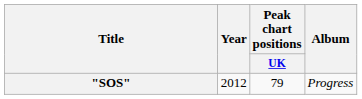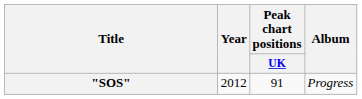(277, 83) 79 -> (277, 83) 91
